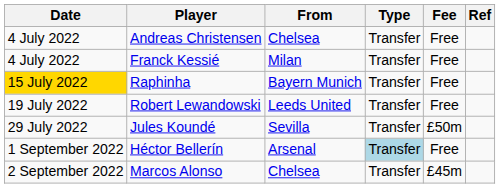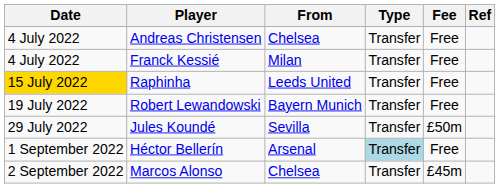(315, 82) Bayern Munich -> (310, 82) Leeds United
(310, 104) Leeds United -> (315, 104) Bayern Munich
